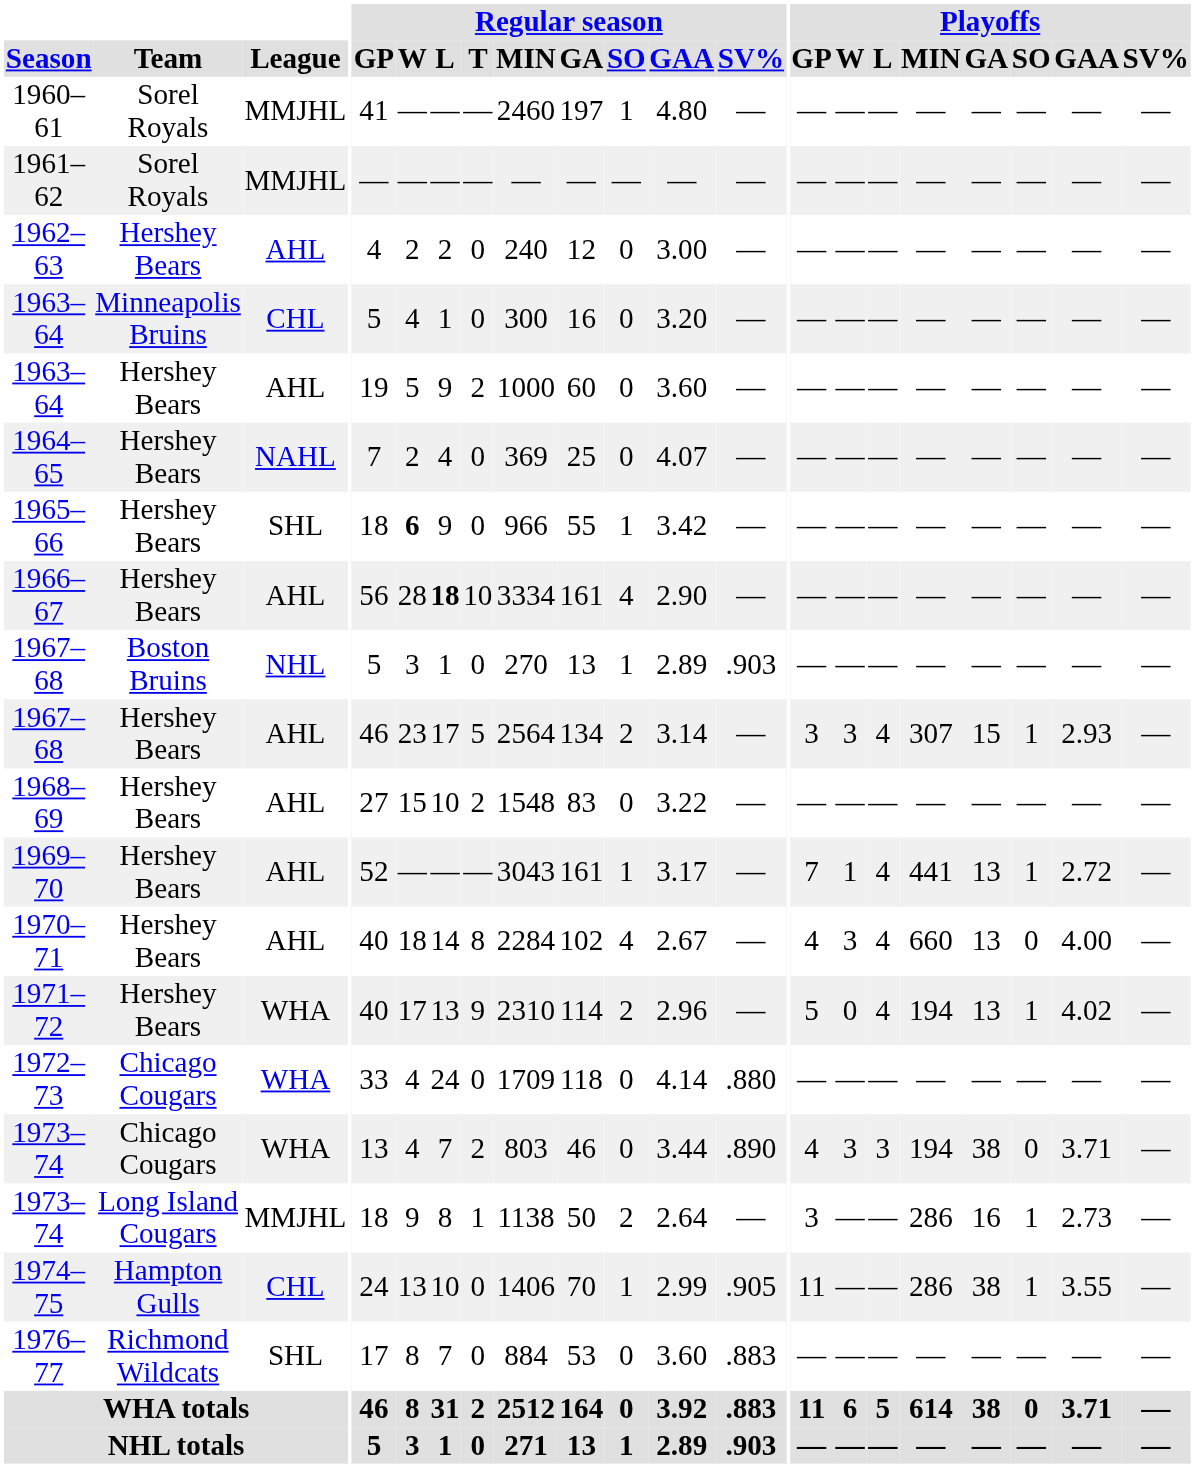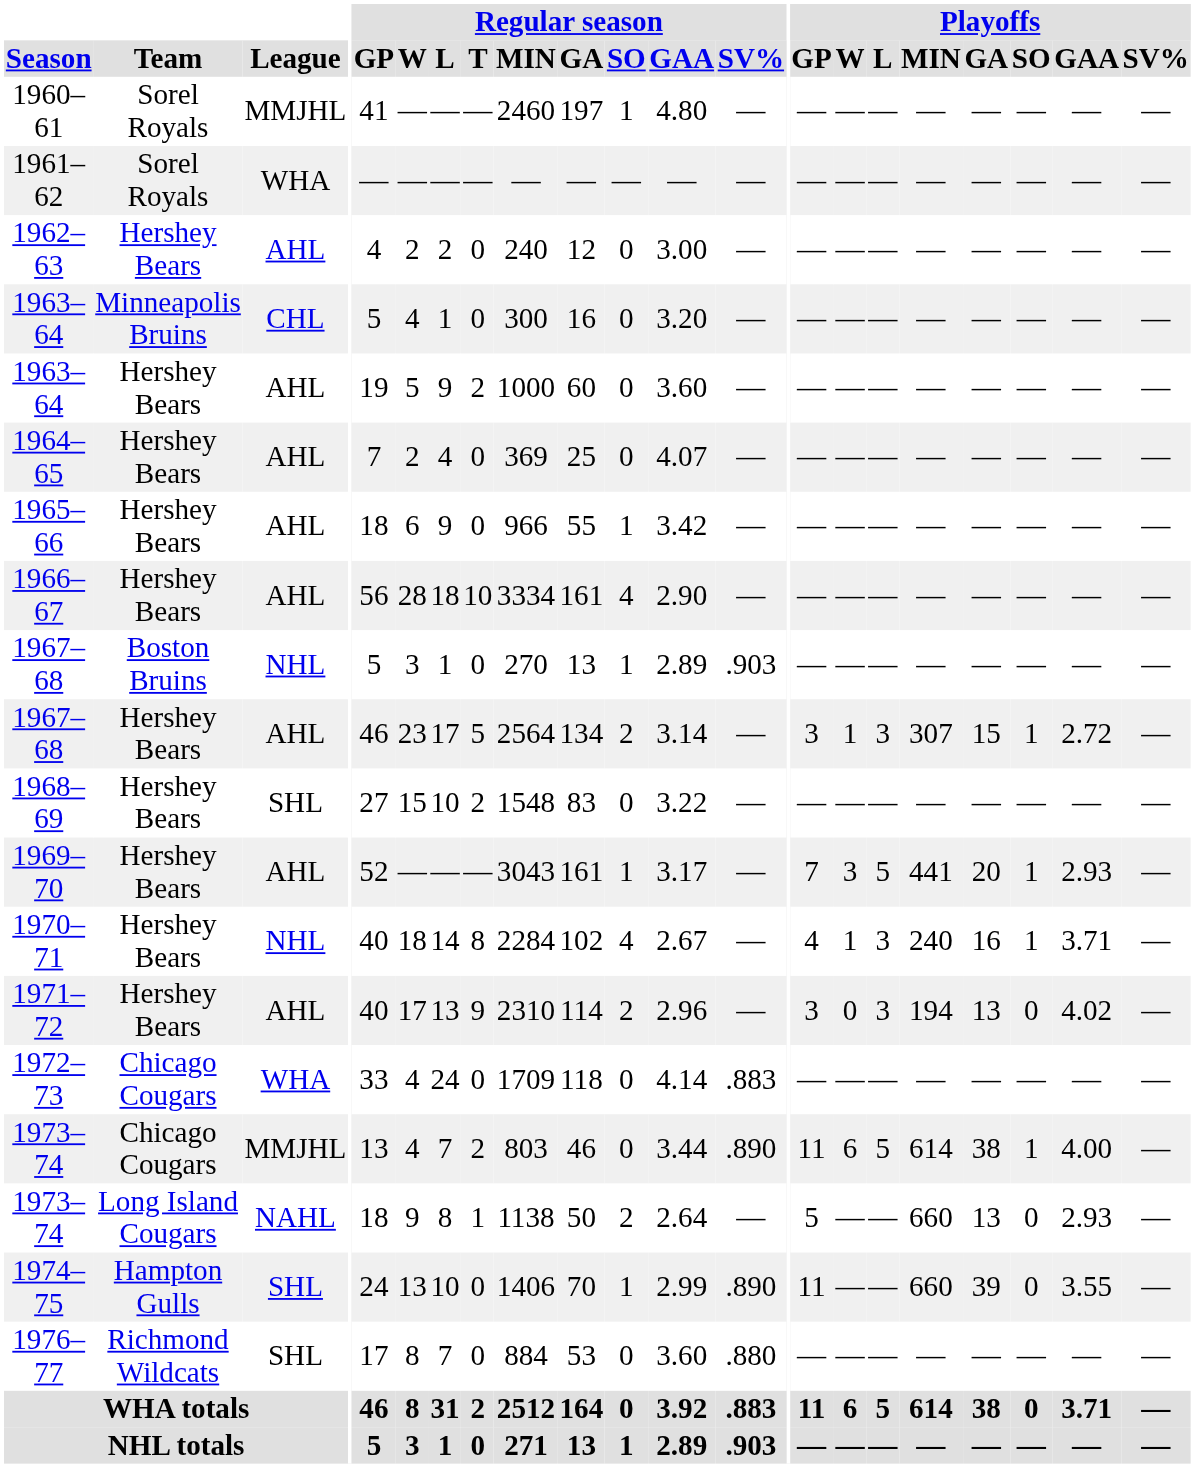(295, 180) MMJHL -> (295, 180) WHA
(295, 456) NAHL -> (295, 456) AHL
(295, 525) SHL -> (295, 525) AHL
(412, 525) bold -> (412, 525) normal
(445, 595) bold -> (445, 595) normal
(850, 733) 3 -> (850, 733) 1
(883, 733) 4 -> (883, 733) 3
(1087, 733) 2.93 -> (1087, 733) 2.72
(295, 802) AHL -> (295, 802) SHL
(850, 871) 1 -> (850, 871) 3
(883, 871) 4 -> (883, 871) 5
(986, 871) 13 -> (986, 871) 20
(1087, 871) 2.72 -> (1087, 871) 2.93
(295, 940) AHL -> (295, 940) NHL
(850, 940) 3 -> (850, 940) 1
(883, 940) 4 -> (883, 940) 3
(931, 940) 660 -> (931, 940) 240
(986, 940) 13 -> (986, 940) 16
(1031, 940) 0 -> (1031, 940) 1
(1087, 940) 4.00 -> (1087, 940) 3.71
(295, 1010) WHA -> (295, 1010) AHL
(812, 1010) 5 -> (812, 1010) 3
(883, 1010) 4 -> (883, 1010) 3
(1031, 1010) 1 -> (1031, 1010) 0
(751, 1079) .880 -> (751, 1079) .883
(295, 1148) WHA -> (295, 1148) MMJHL
(812, 1148) 4 -> (812, 1148) 11
(850, 1148) 3 -> (850, 1148) 6
(883, 1148) 3 -> (883, 1148) 5
(931, 1148) 194 -> (931, 1148) 614
(1031, 1148) 0 -> (1031, 1148) 1
(1087, 1148) 3.71 -> (1087, 1148) 4.00
(295, 1217) MMJHL -> (295, 1217) NAHL
(812, 1217) 3 -> (812, 1217) 5
(931, 1217) 286 -> (931, 1217) 660
(986, 1217) 16 -> (986, 1217) 13
(1031, 1217) 1 -> (1031, 1217) 0
(1087, 1217) 2.73 -> (1087, 1217) 2.93
(295, 1286) CHL -> (295, 1286) SHL
(751, 1286) .905 -> (751, 1286) .890
(931, 1286) 286 -> (931, 1286) 660
(986, 1286) 38 -> (986, 1286) 39
(1031, 1286) 1 -> (1031, 1286) 0
(751, 1355) .883 -> (751, 1355) .880
